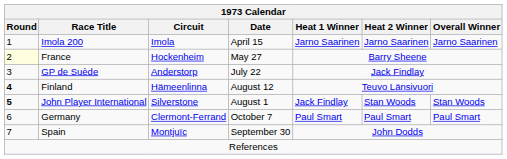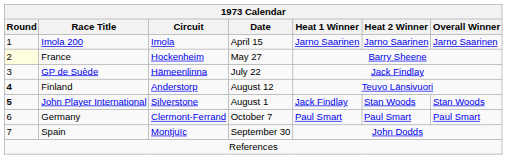(174, 71) Anderstorp -> (179, 71) Hämeenlinna
(179, 86) Hämeenlinna -> (174, 86) Anderstorp
